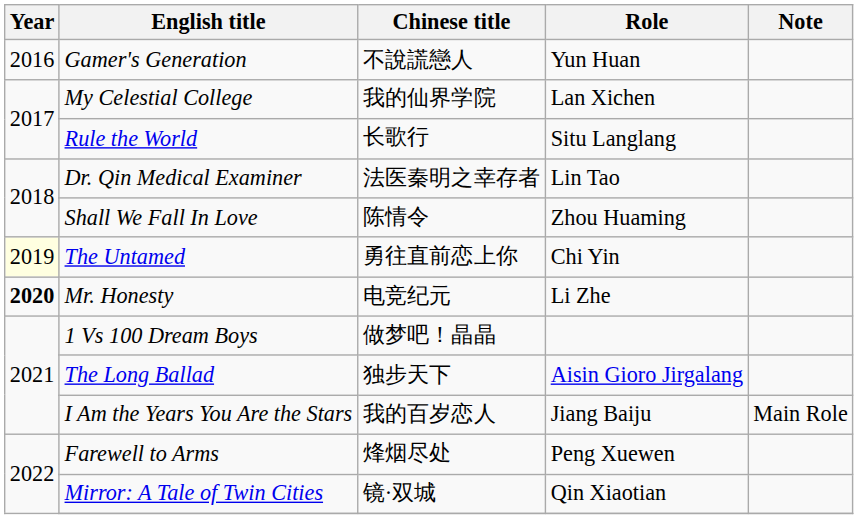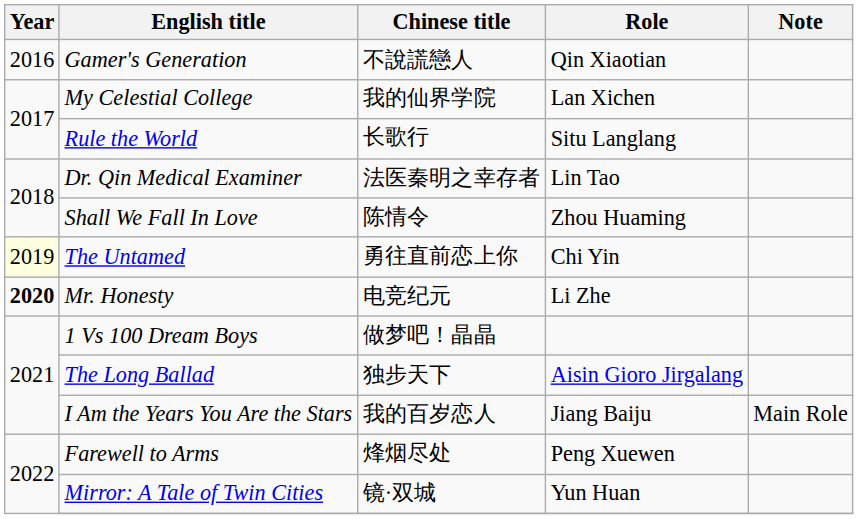(595, 59) Yun Huan -> (608, 59) Qin Xiaotian
(608, 493) Qin Xiaotian -> (595, 493) Yun Huan
